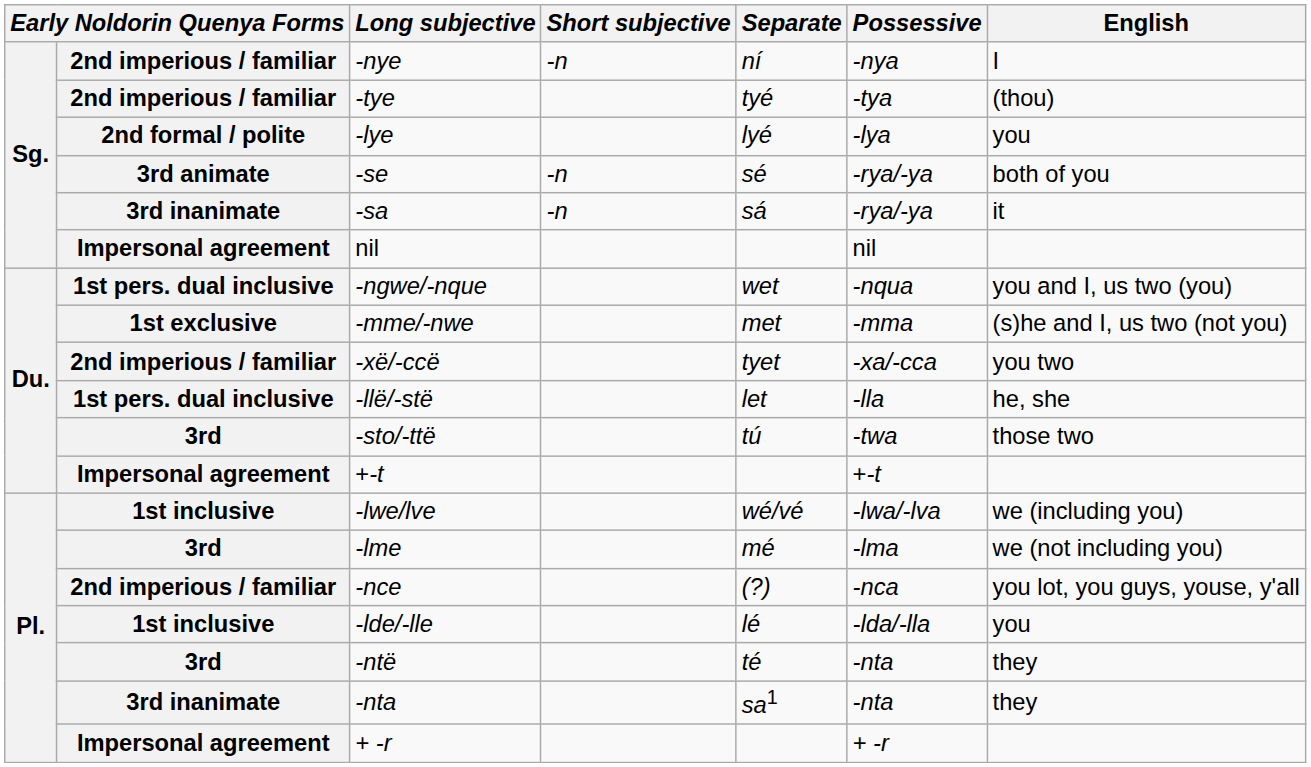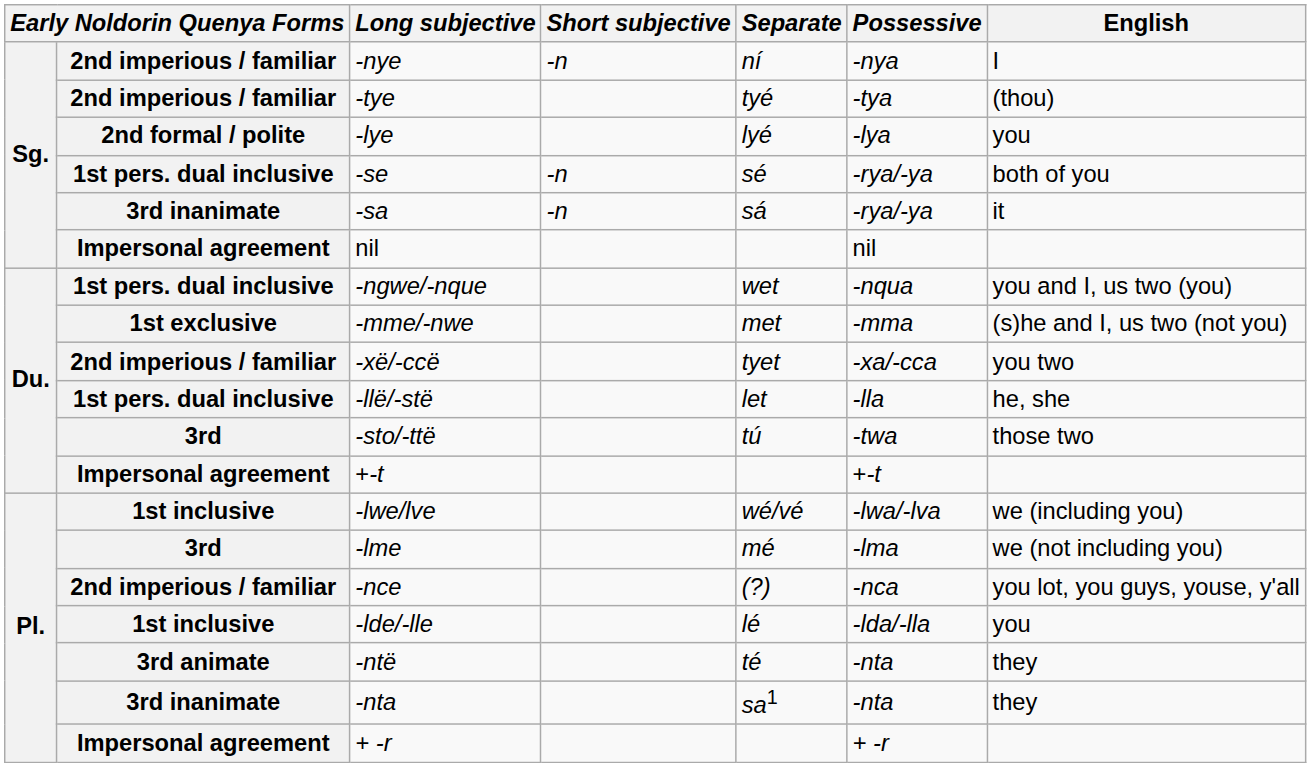(203, 173) 3rd animate -> (203, 173) 1st pers. dual inclusive
(203, 661) 3rd -> (203, 661) 3rd animate
